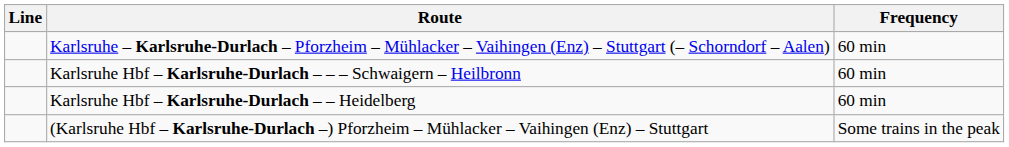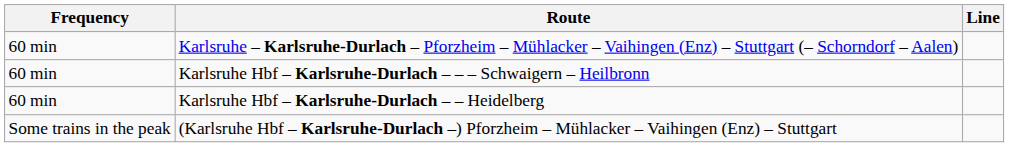columns swapped: (25, 18) <-> (919, 18)
